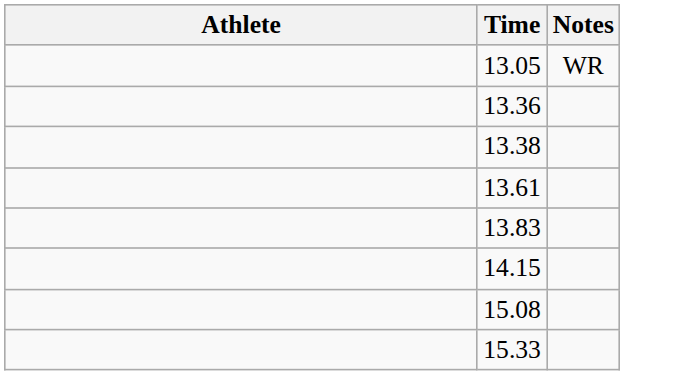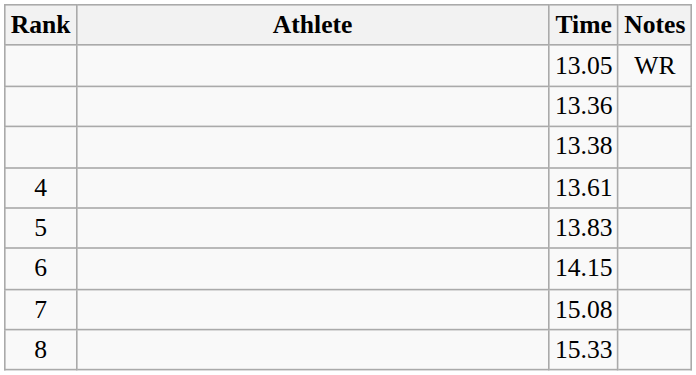+ column: (41, 24)
